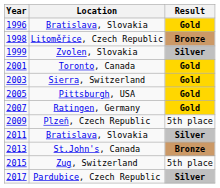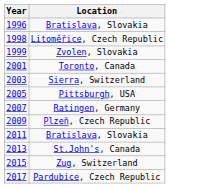- column: (190, 11)
